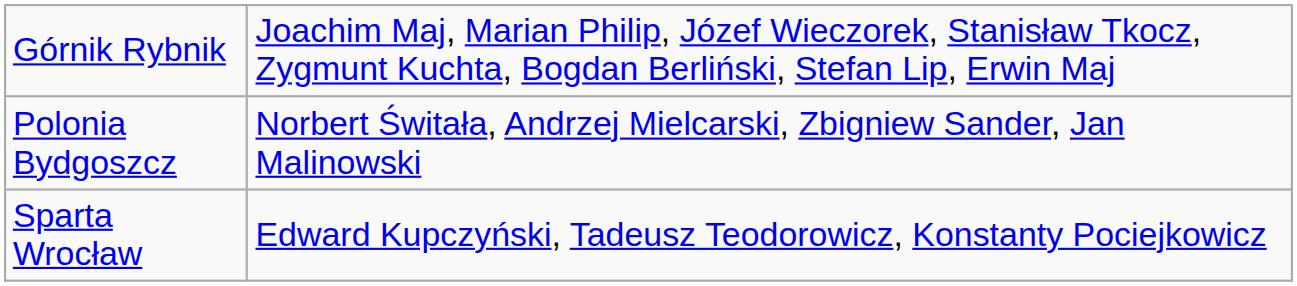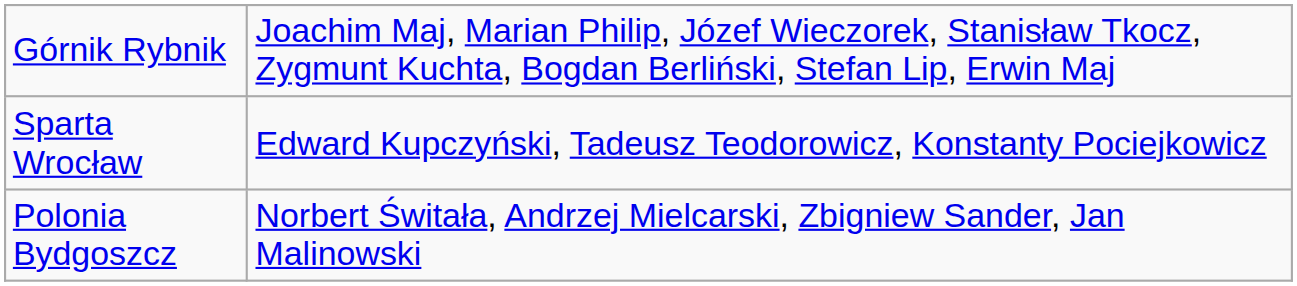rows swapped: (78, 234) <-> (95, 142)
